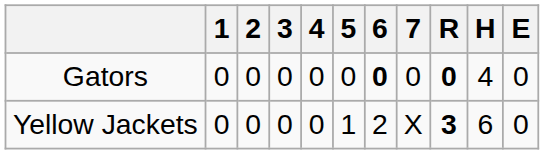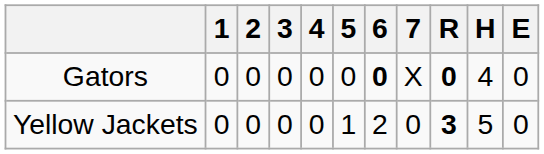(413, 76) 0 -> (413, 76) X
(413, 124) X -> (413, 124) 0
(485, 124) 6 -> (485, 124) 5
